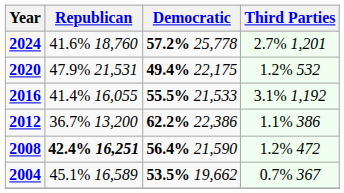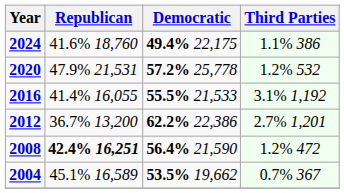(192, 44) 57.2% 25,778 -> (192, 44) 49.4% 22,175
(290, 44) 2.7% 1,201 -> (290, 44) 1.1% 386
(192, 70) 49.4% 22,175 -> (192, 70) 57.2% 25,778
(290, 122) 1.1% 386 -> (290, 122) 2.7% 1,201
